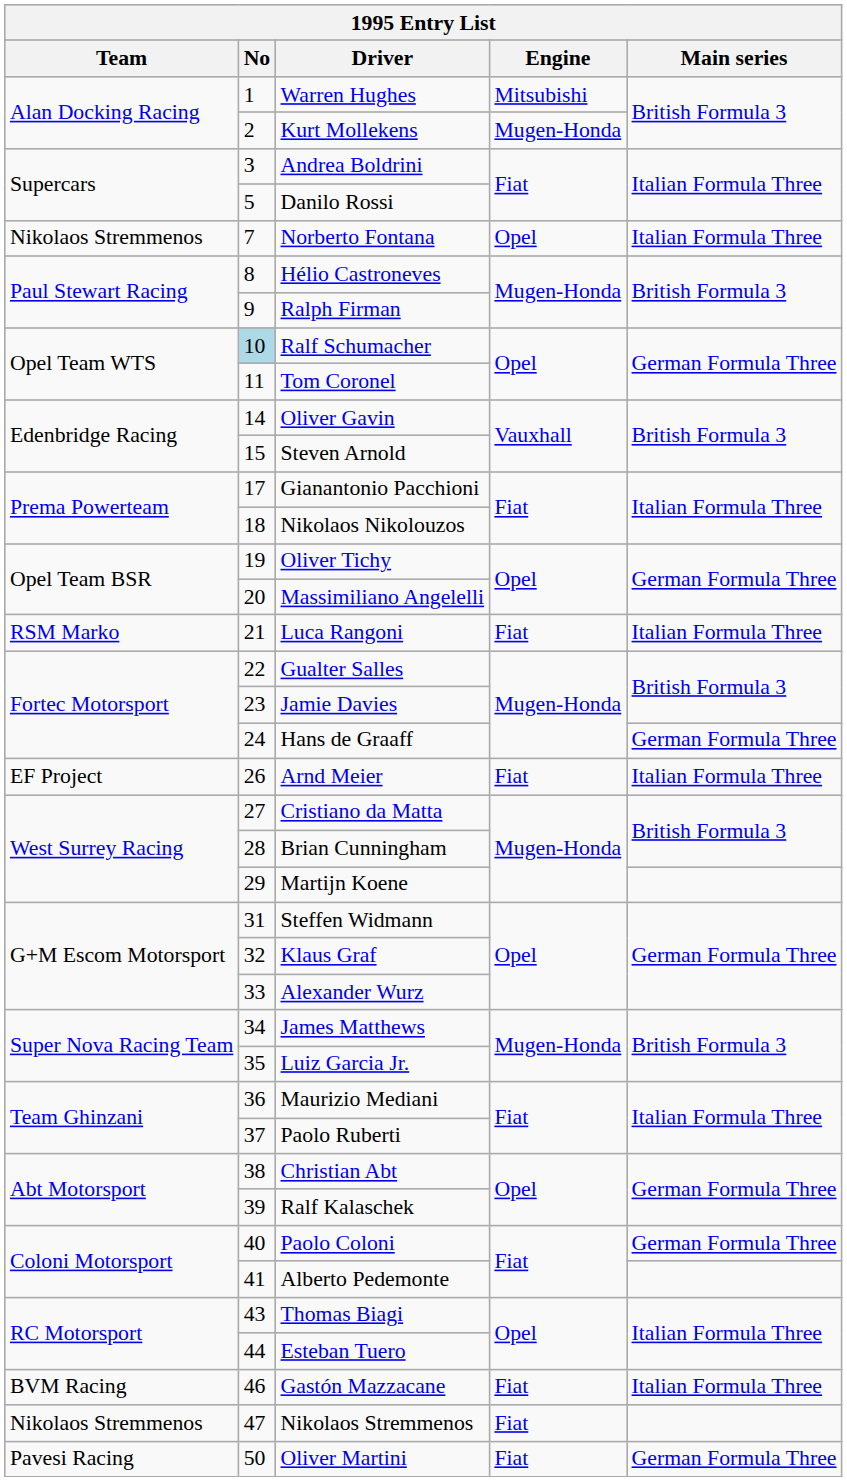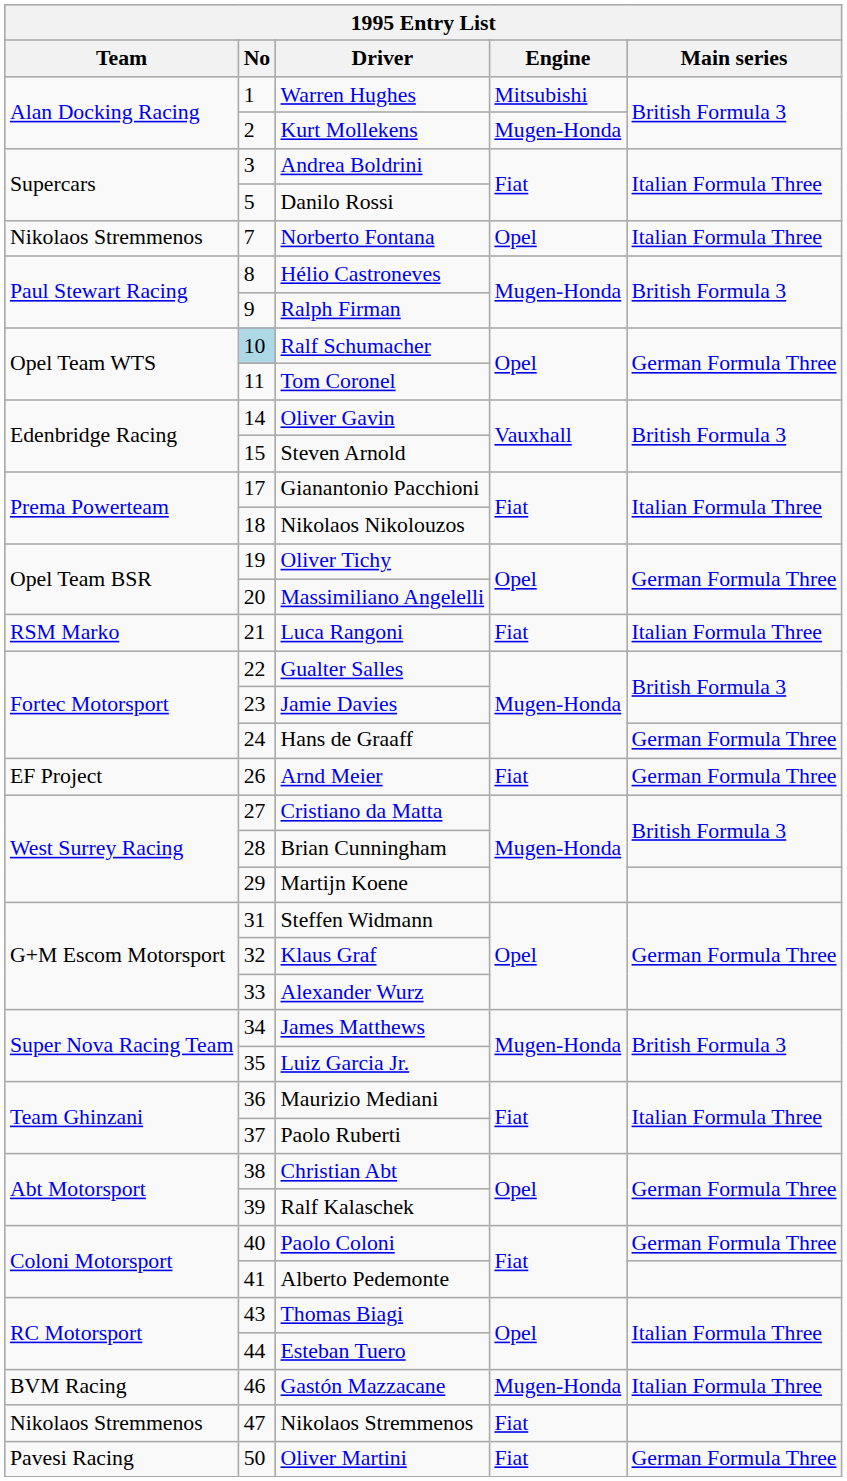(727, 775) Italian Formula Three -> (734, 775) German Formula Three
(511, 1386) Fiat -> (558, 1386) Mugen-Honda
